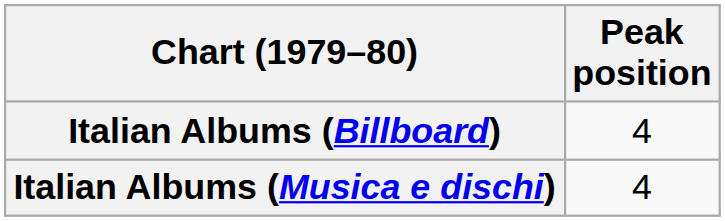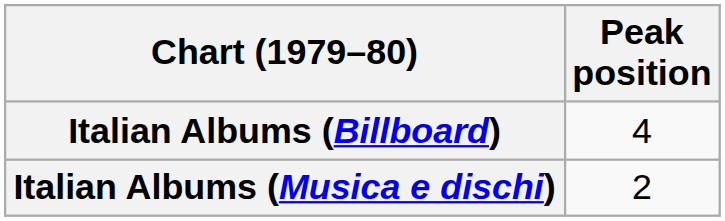(642, 186) 4 -> (642, 186) 2
